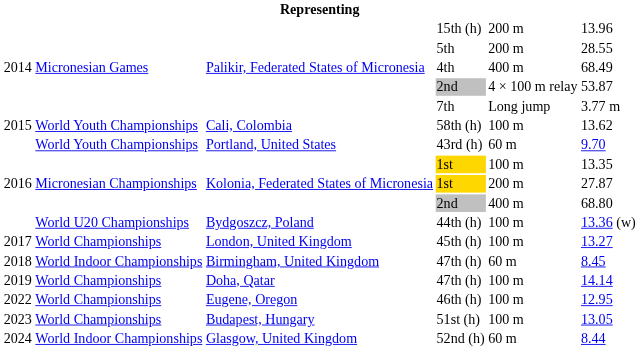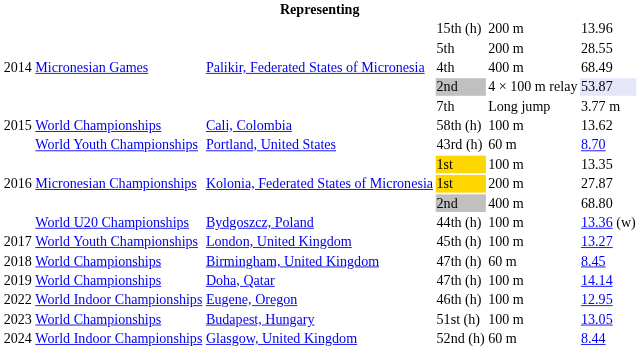(597, 87) no background -> (597, 87) lavender background
(117, 125) World Youth Championships -> (98, 125) World Championships
(593, 145) 9.70 -> (593, 145) 8.70
(98, 241) World Championships -> (117, 241) World Youth Championships
(119, 261) World Indoor Championships -> (98, 261) World Championships
(98, 300) World Championships -> (119, 300) World Indoor Championships
